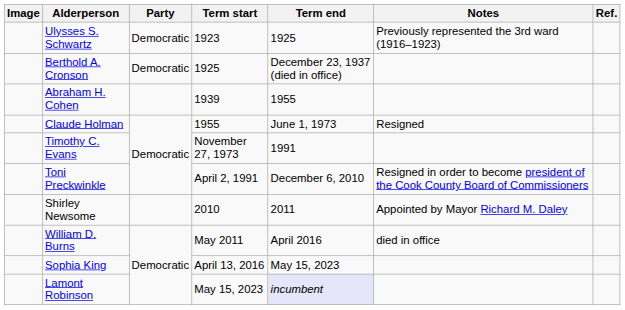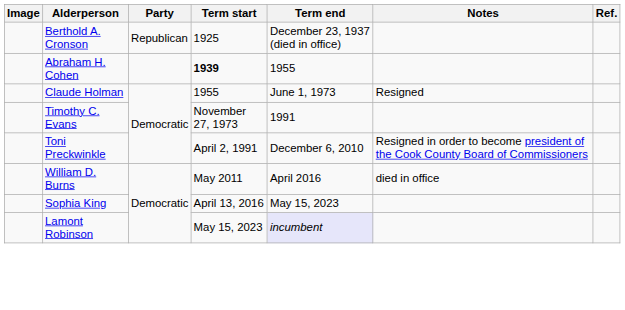- row: (72, 37)
(160, 68) Democratic -> (159, 37) Republican
(207, 99) normal -> (206, 68) bold
- row: (70, 209)
